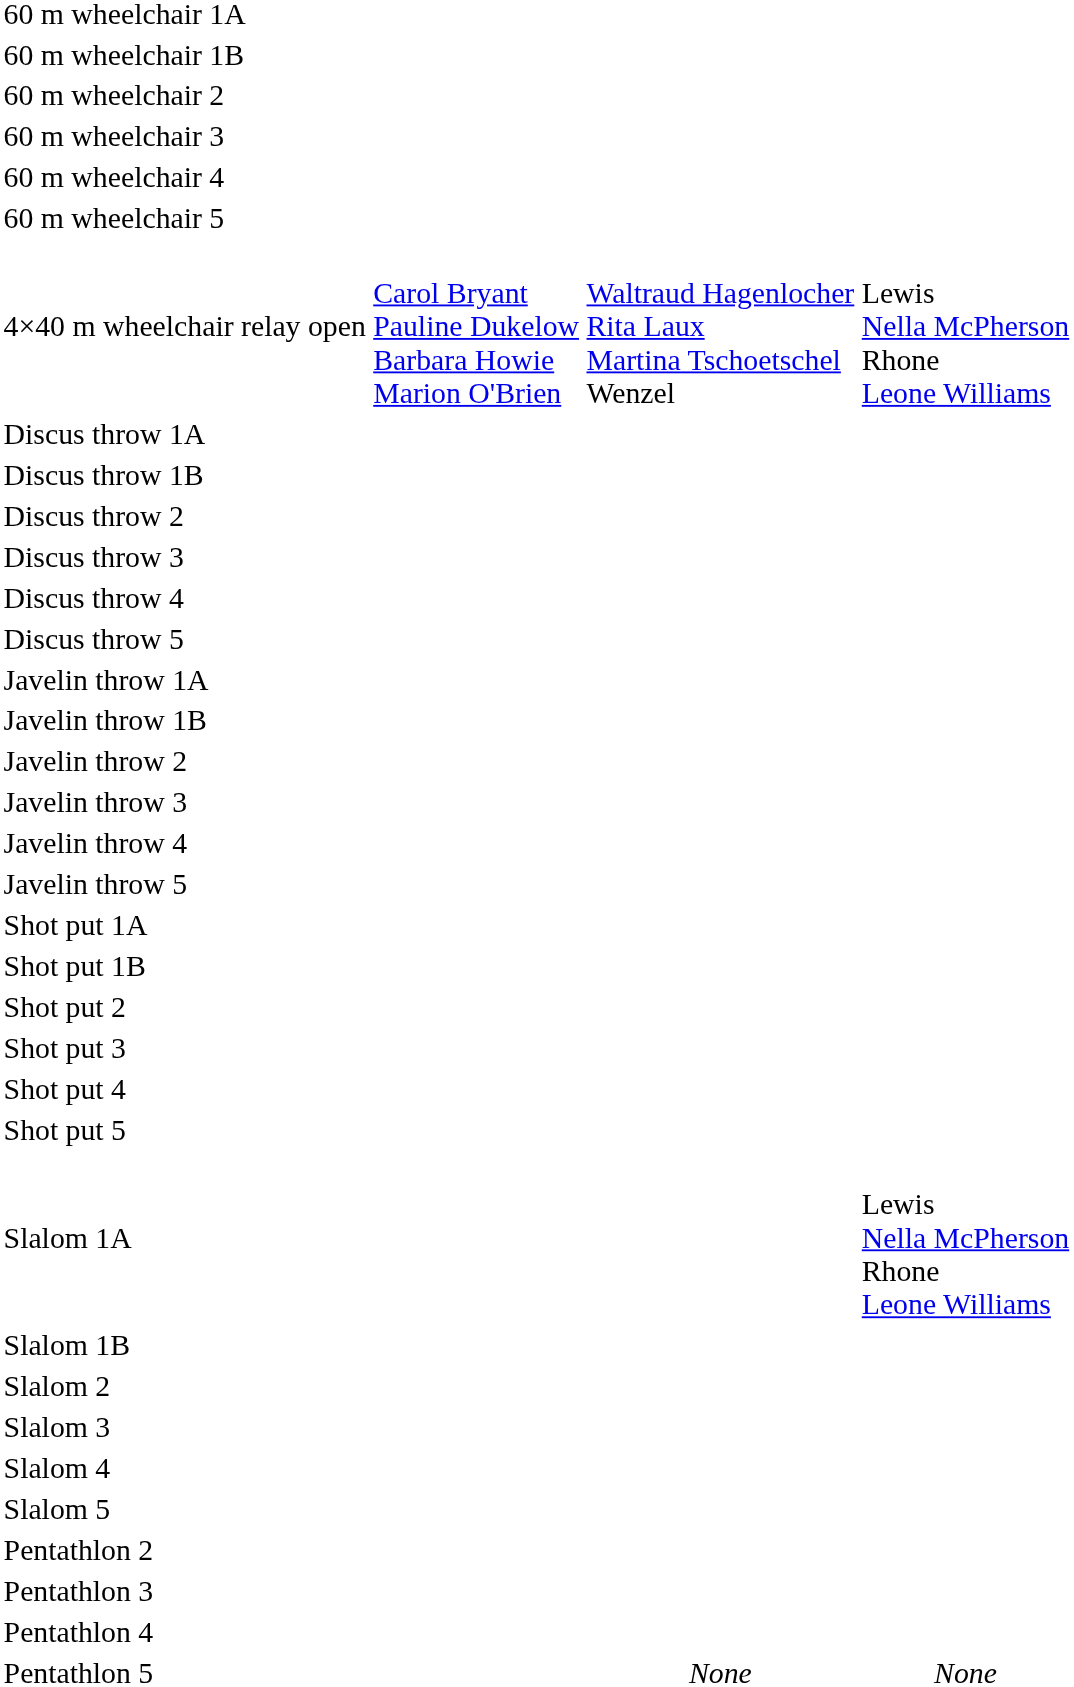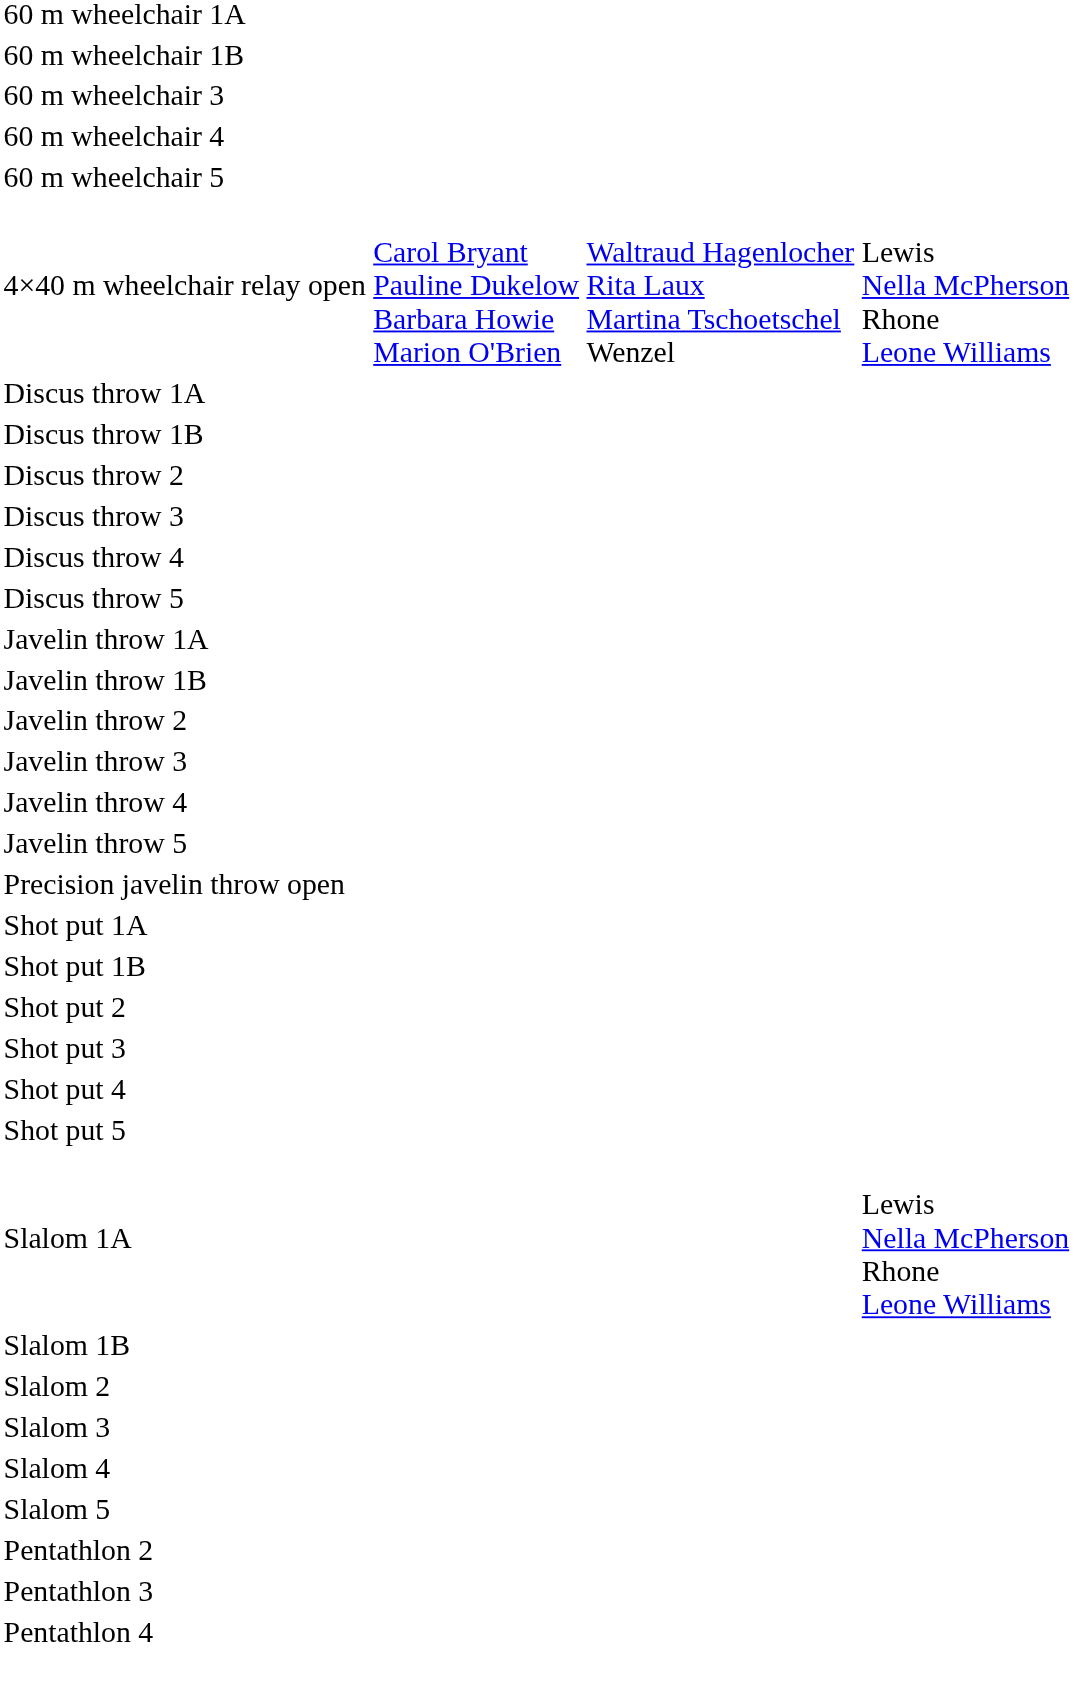- row: (114, 95)
+ row: (174, 884)
- row: (78, 1673)
